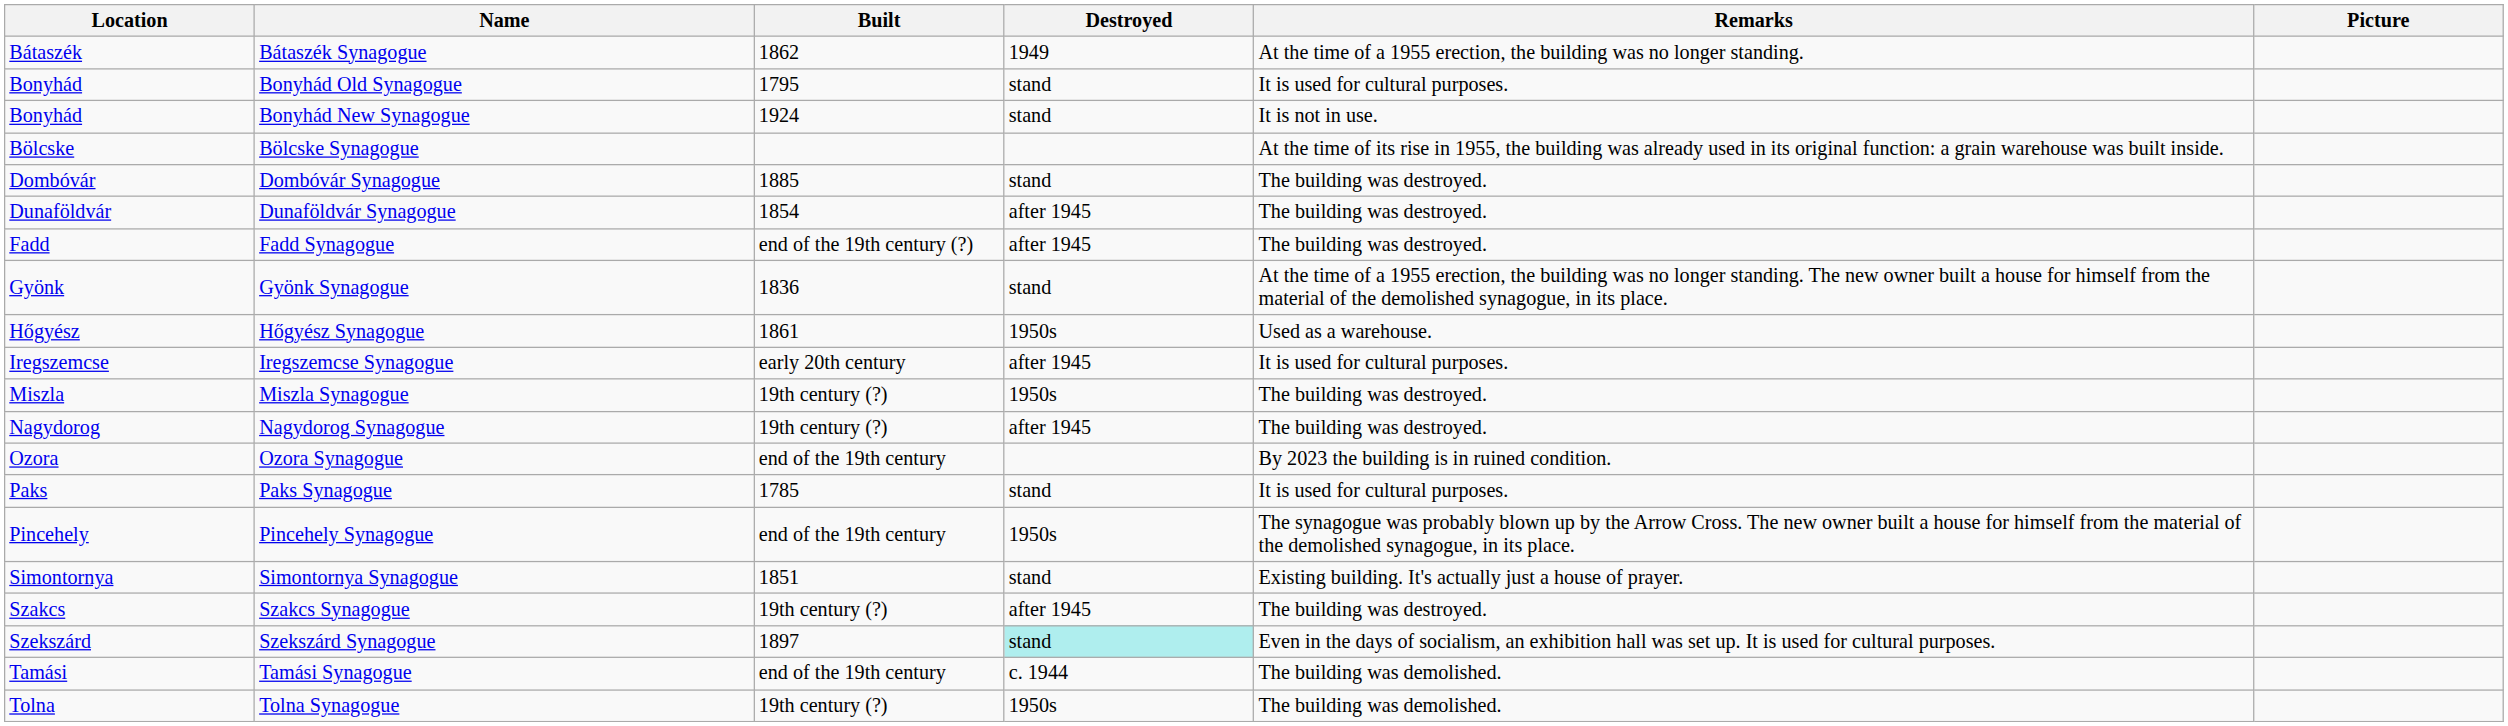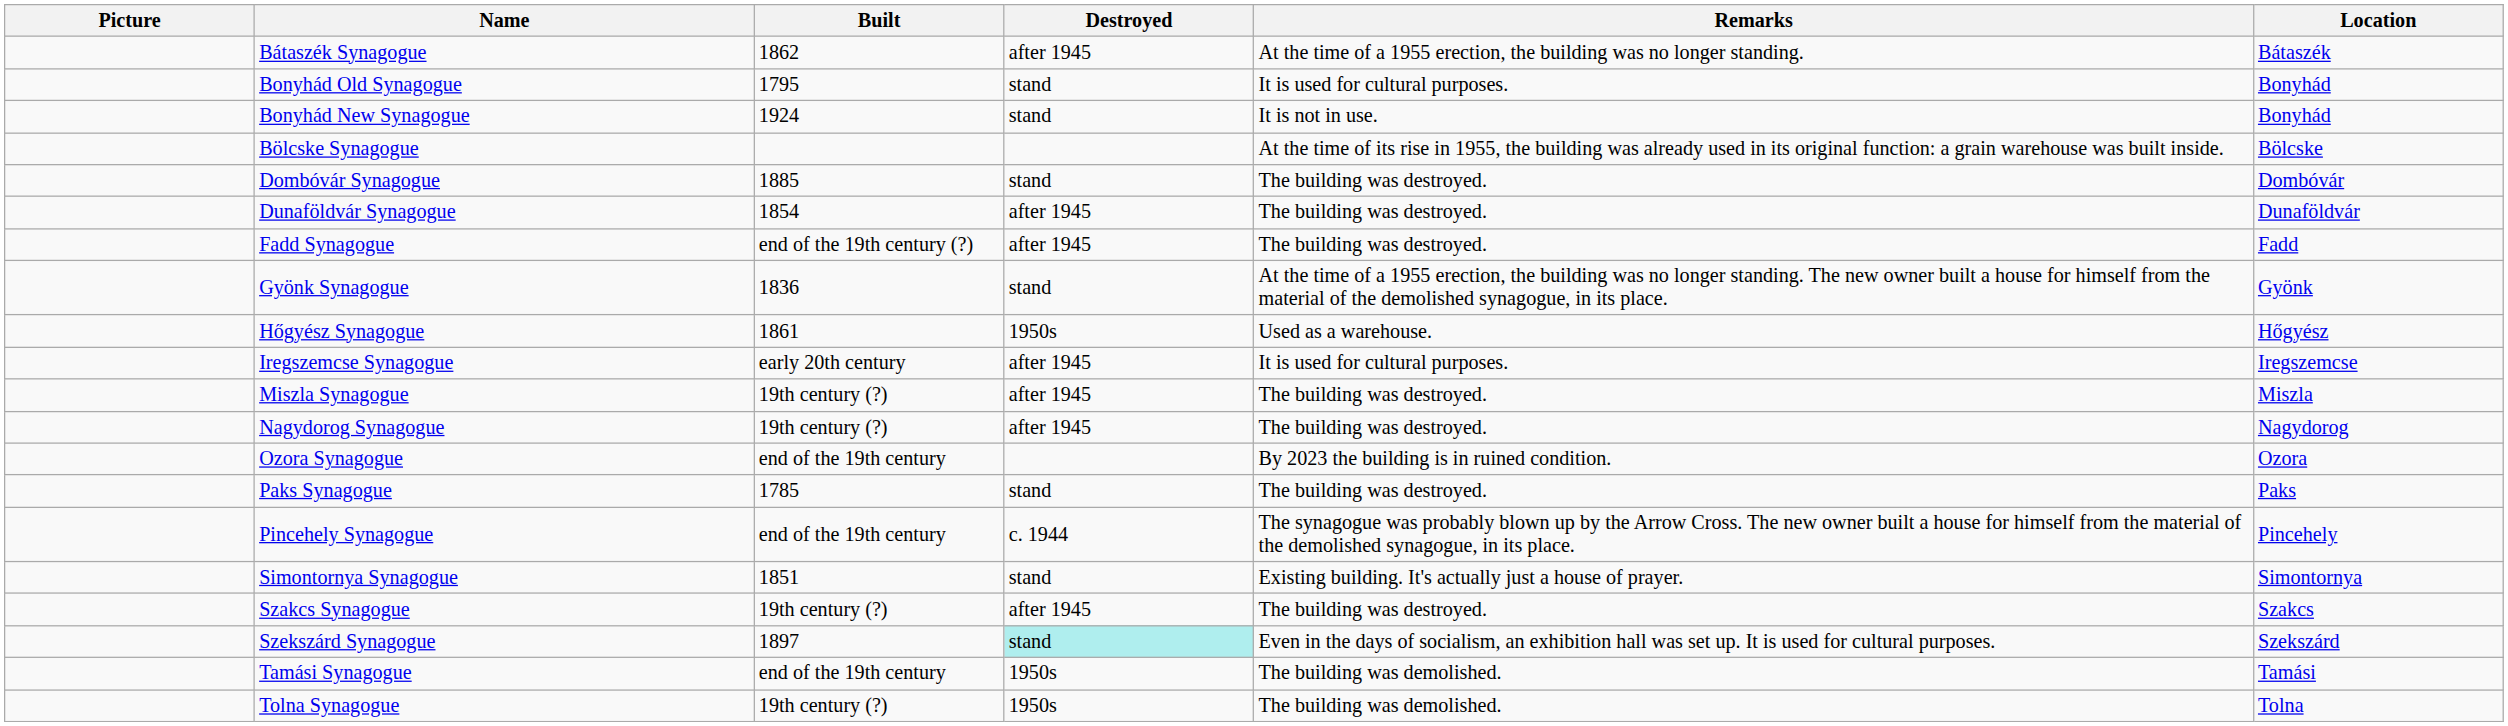columns swapped: (130, 20) <-> (2378, 20)
(1029, 52) 1949 -> (1050, 52) after 1945
(1033, 394) 1950s -> (1050, 394) after 1945
(1383, 490) It is used for cultural purposes. -> (1373, 490) The building was destroyed.
(1033, 534) 1950s -> (1038, 534) c. 1944
(1038, 673) c. 1944 -> (1033, 673) 1950s
